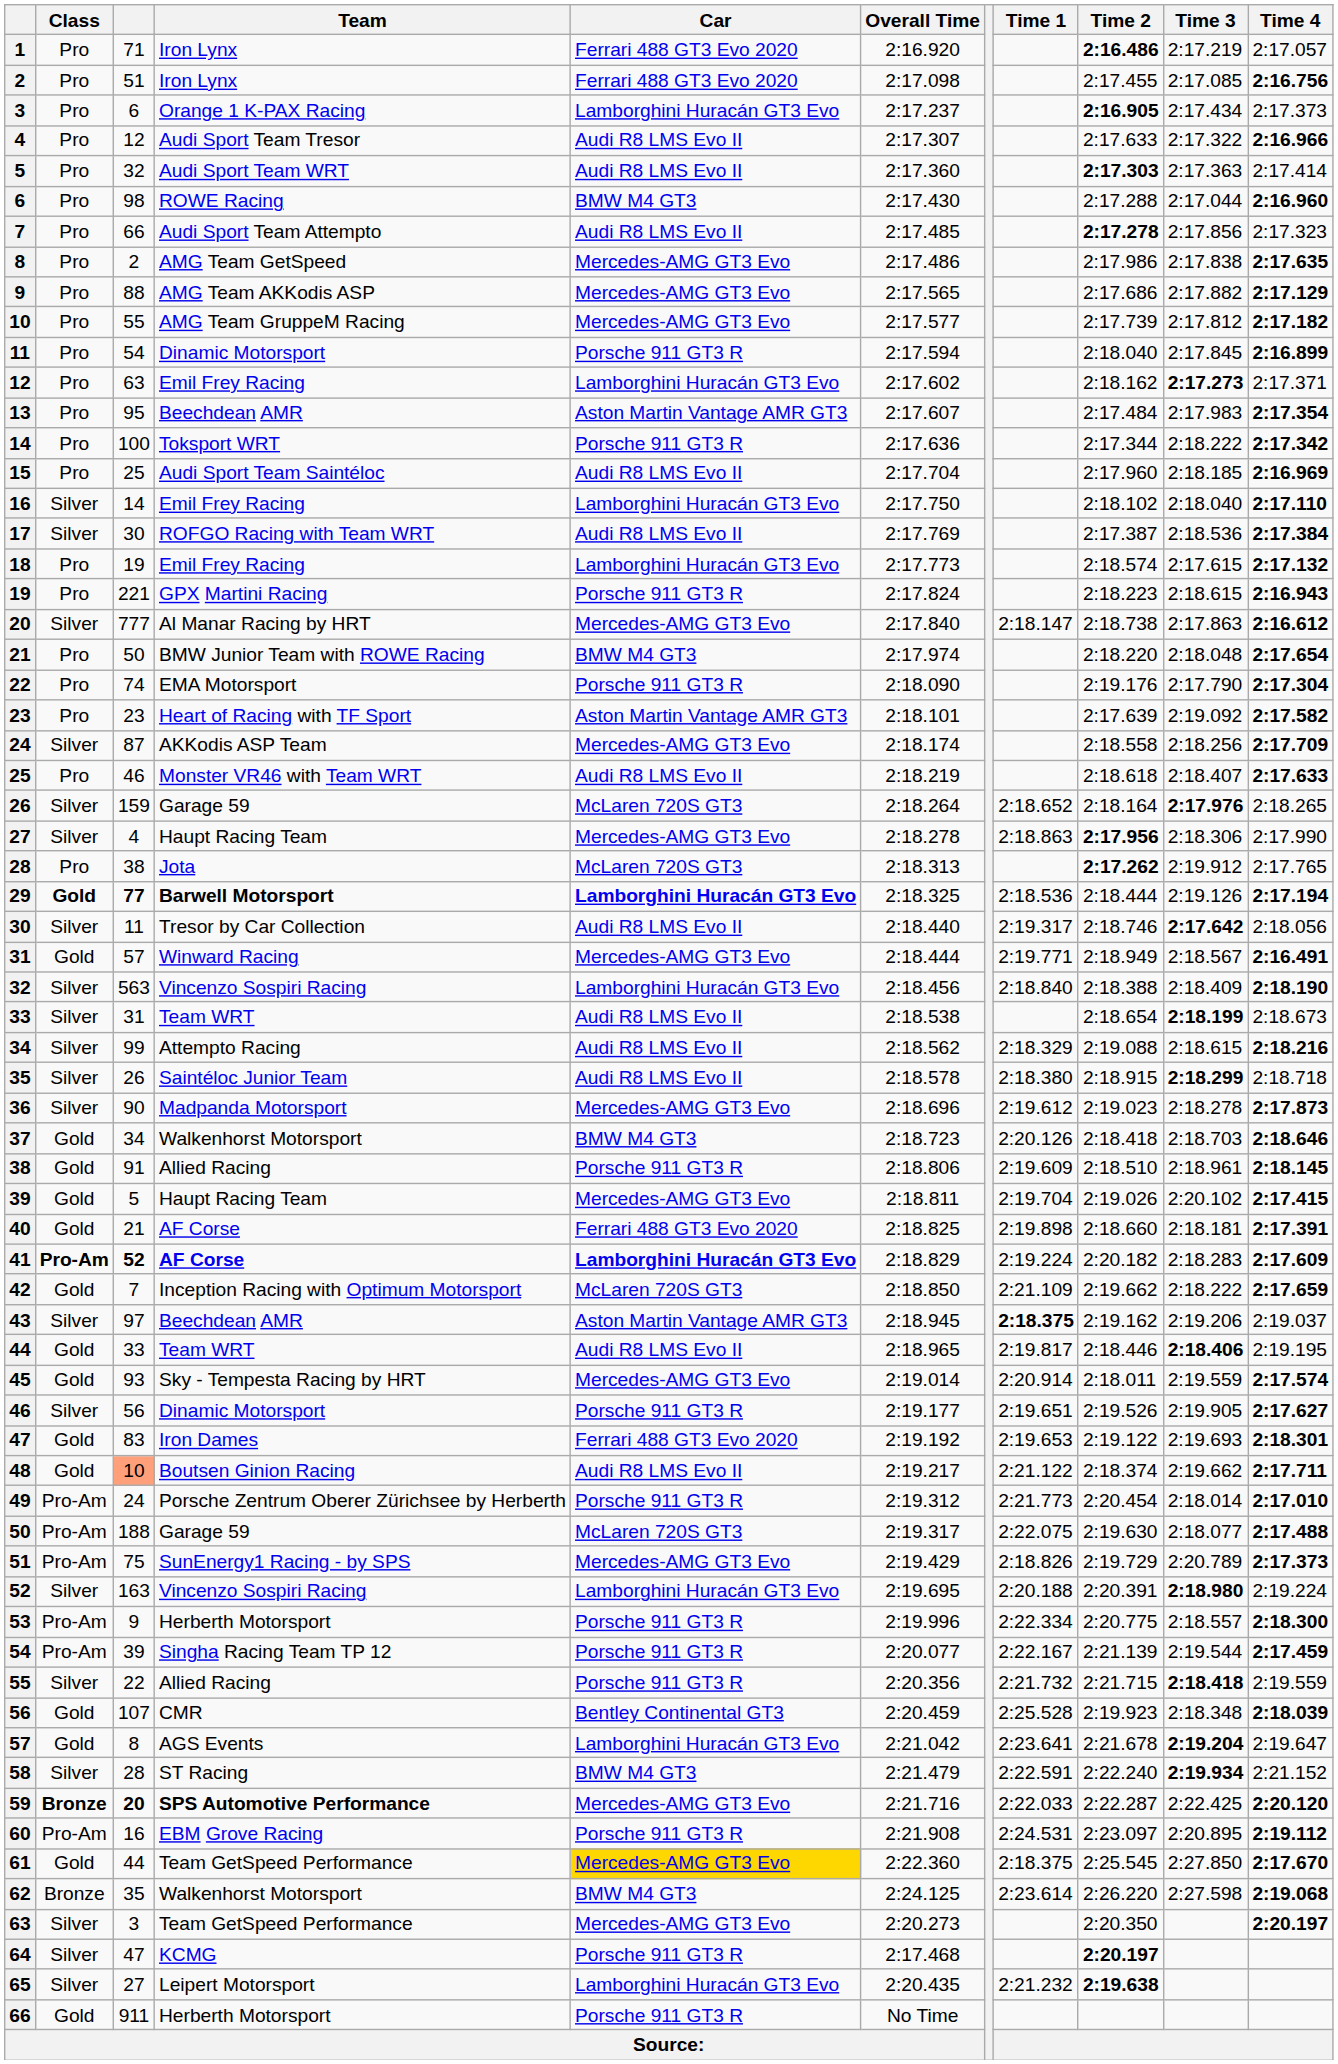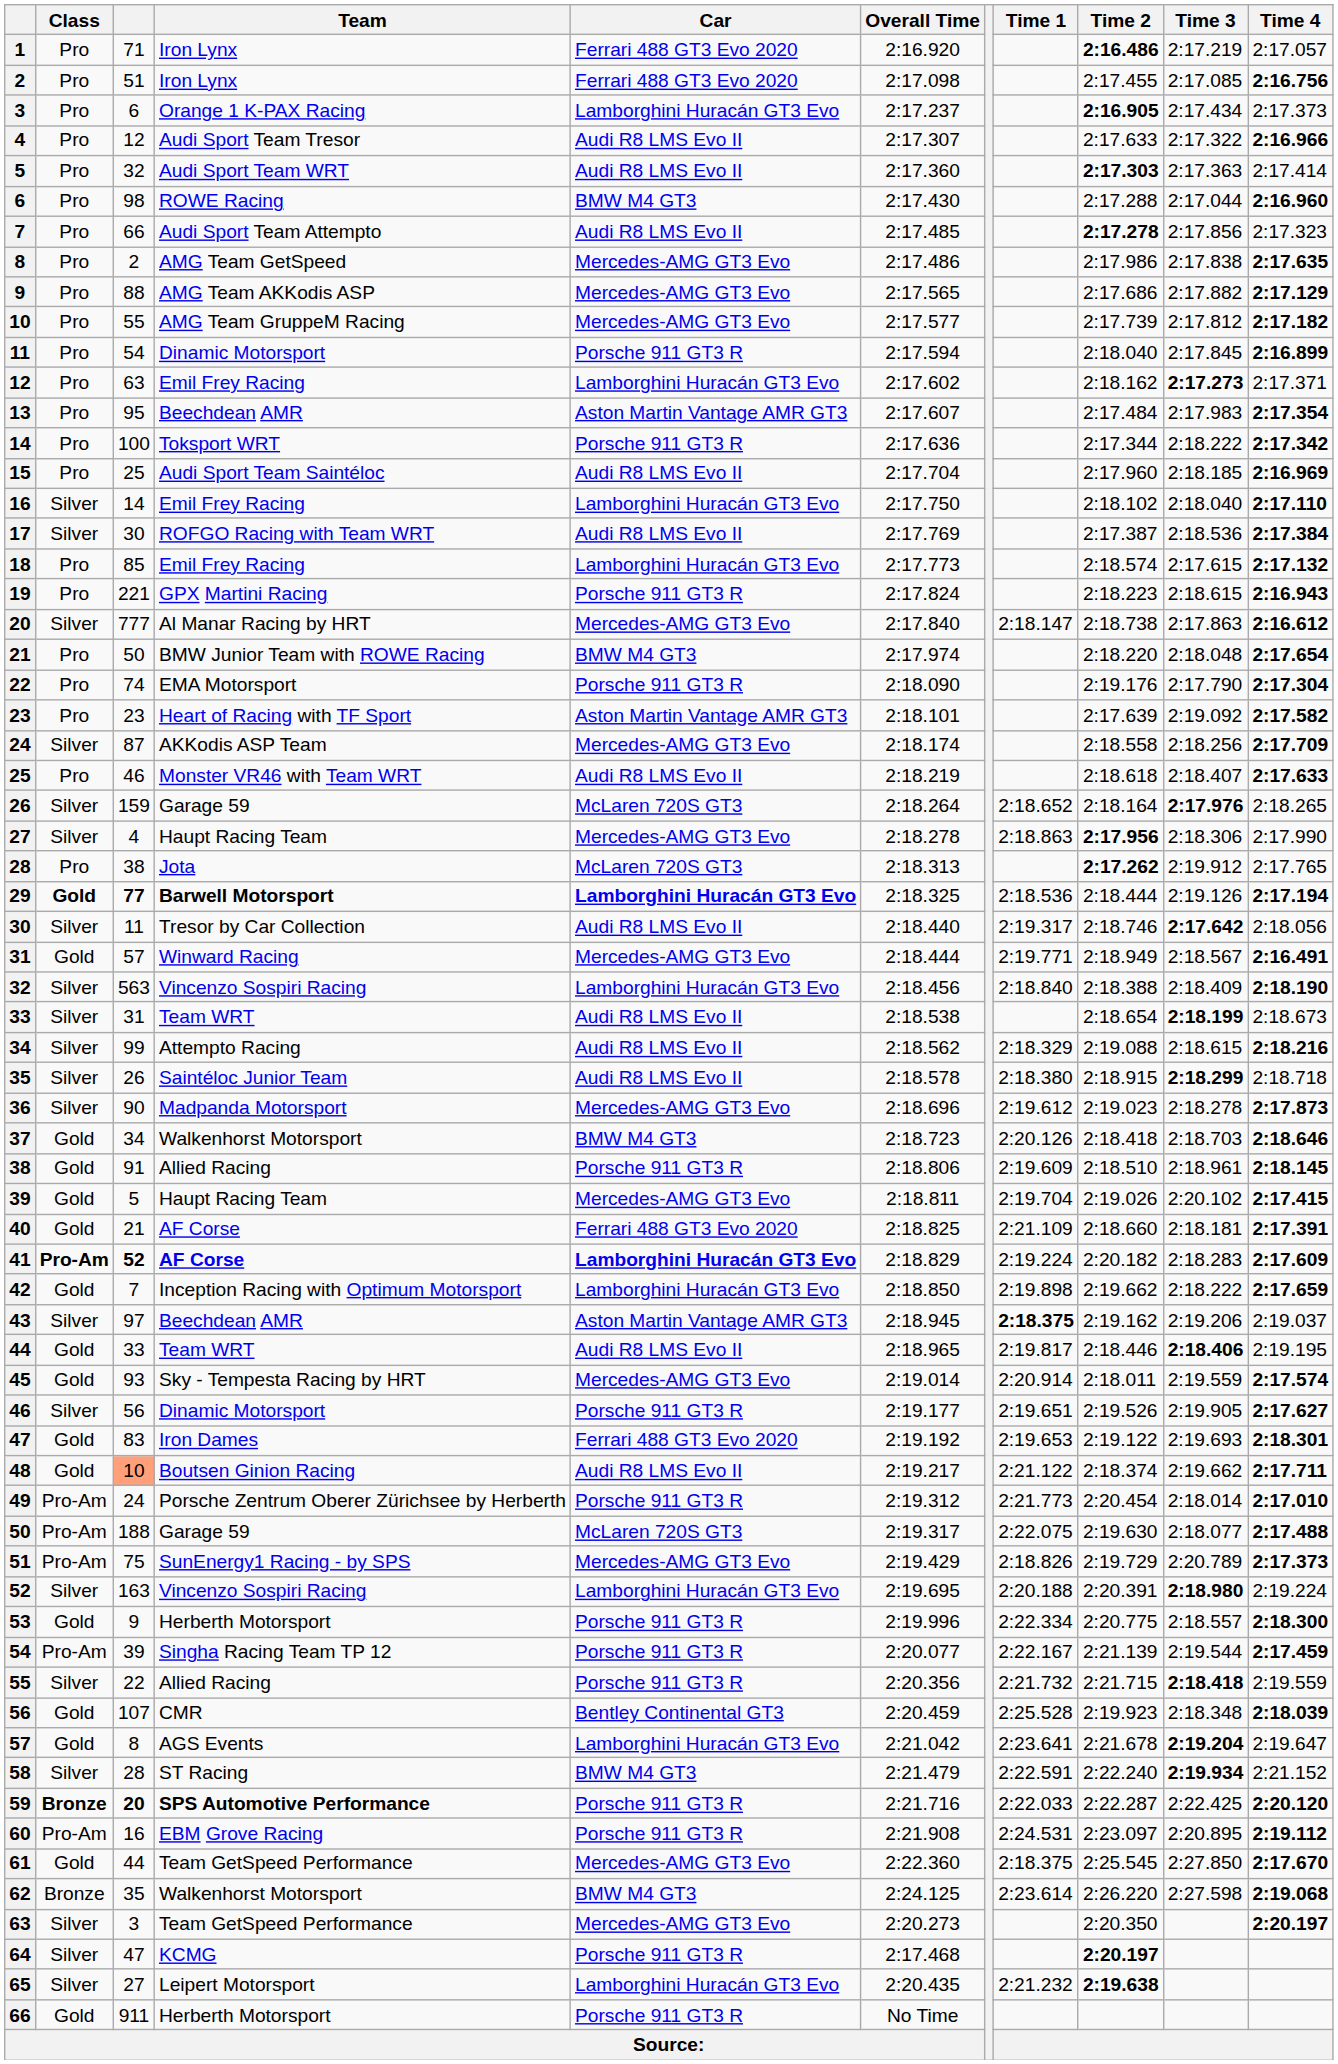(134, 563) 19 -> (134, 563) 85
(1035, 1228) 2:19.898 -> (1035, 1228) 2:21.109
(659, 1289) McLaren 720S GT3 -> (707, 1289) Lamborghini Huracán GT3 Evo
(1035, 1289) 2:21.109 -> (1035, 1289) 2:19.898
(74, 1621) Pro-Am -> (74, 1621) Gold
(683, 1803) Mercedes-AMG GT3 Evo -> (659, 1803) Porsche 911 GT3 R
(683, 1863) gold background -> (683, 1863) no background
